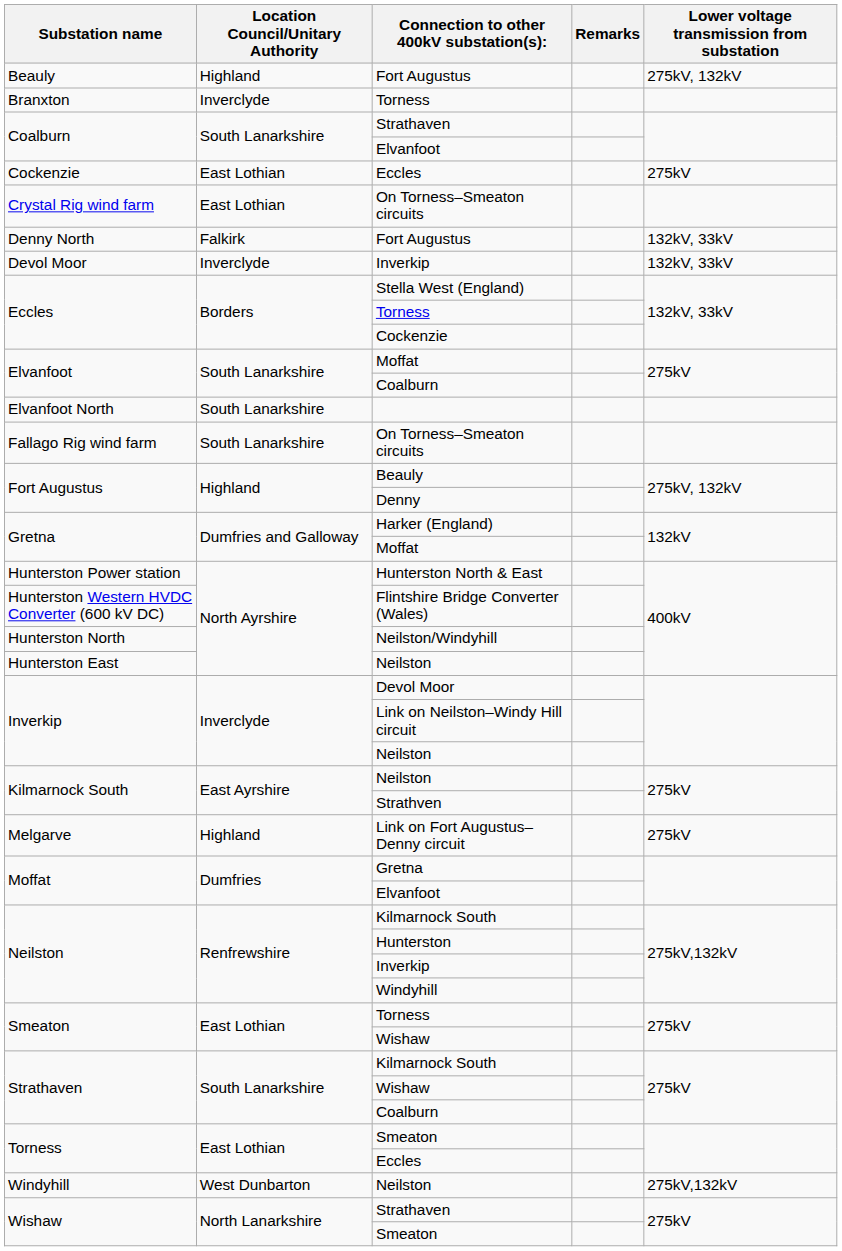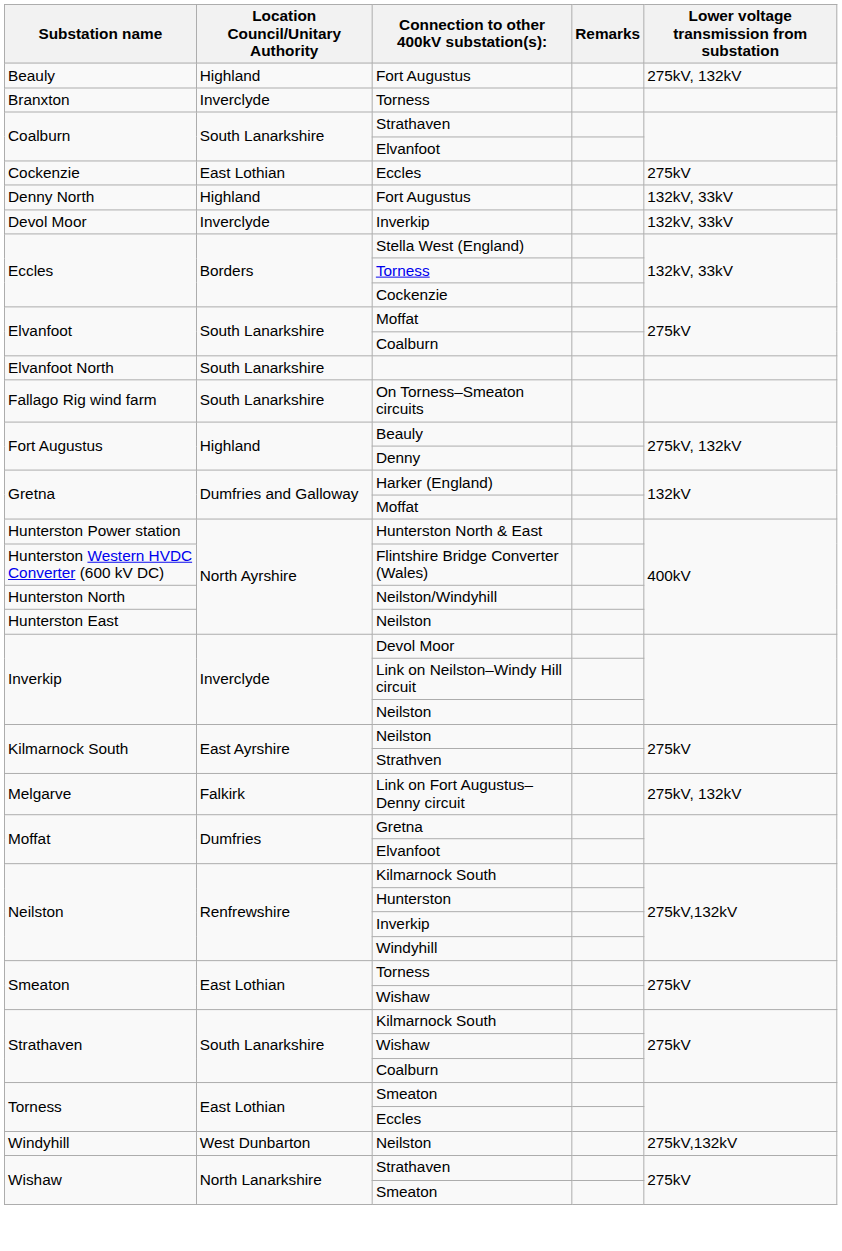- row: (81, 206)
(222, 239) Falkirk -> (230, 197) Highland
(230, 835) Highland -> (222, 793) Falkirk
(669, 835) 275kV -> (694, 793) 275kV, 132kV
